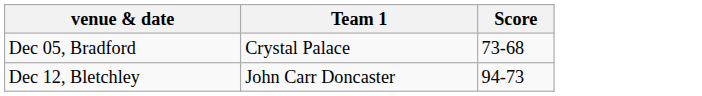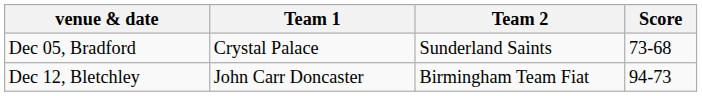+ column: (520, 18)
